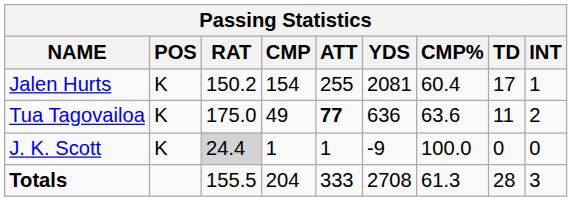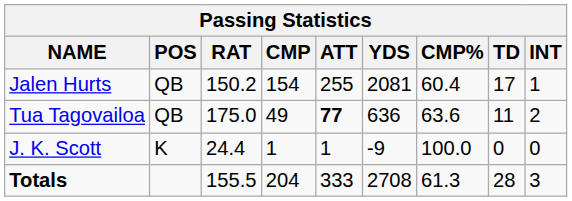(161, 84) K -> (169, 84) QB
(161, 116) K -> (169, 116) QB
(226, 148) lightgrey background -> (226, 148) no background
